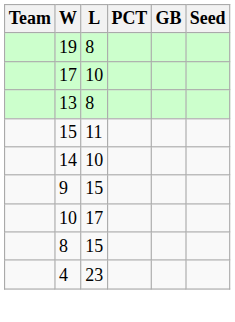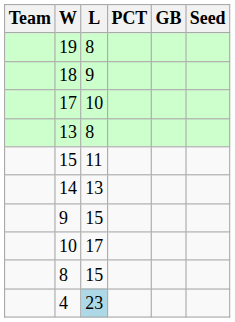+ row: (68, 75)
(94, 160) 10 -> (94, 189) 13
(94, 274) no background -> (94, 302) lightblue background
